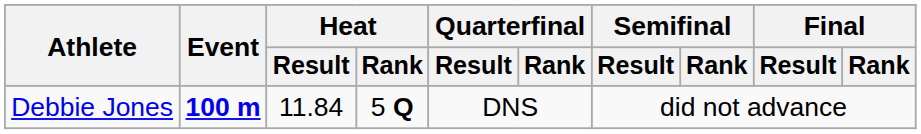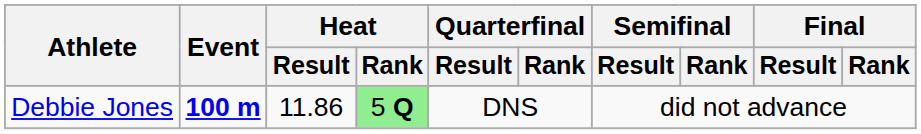(311, 108) 11.84 -> (311, 108) 11.86
(392, 108) no background -> (392, 108) lightgreen background
